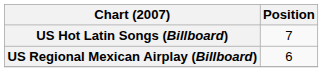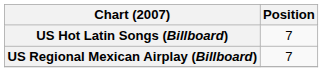(289, 56) 6 -> (289, 56) 7
